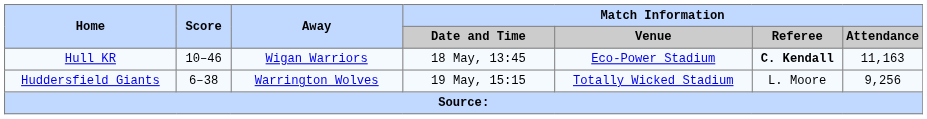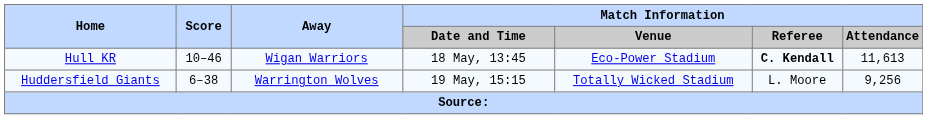(883, 59) 11,163 -> (883, 59) 11,613
